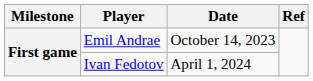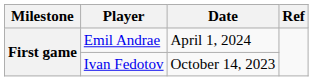(223, 40) October 14, 2023 -> (211, 40) April 1, 2024
(211, 64) April 1, 2024 -> (223, 64) October 14, 2023
